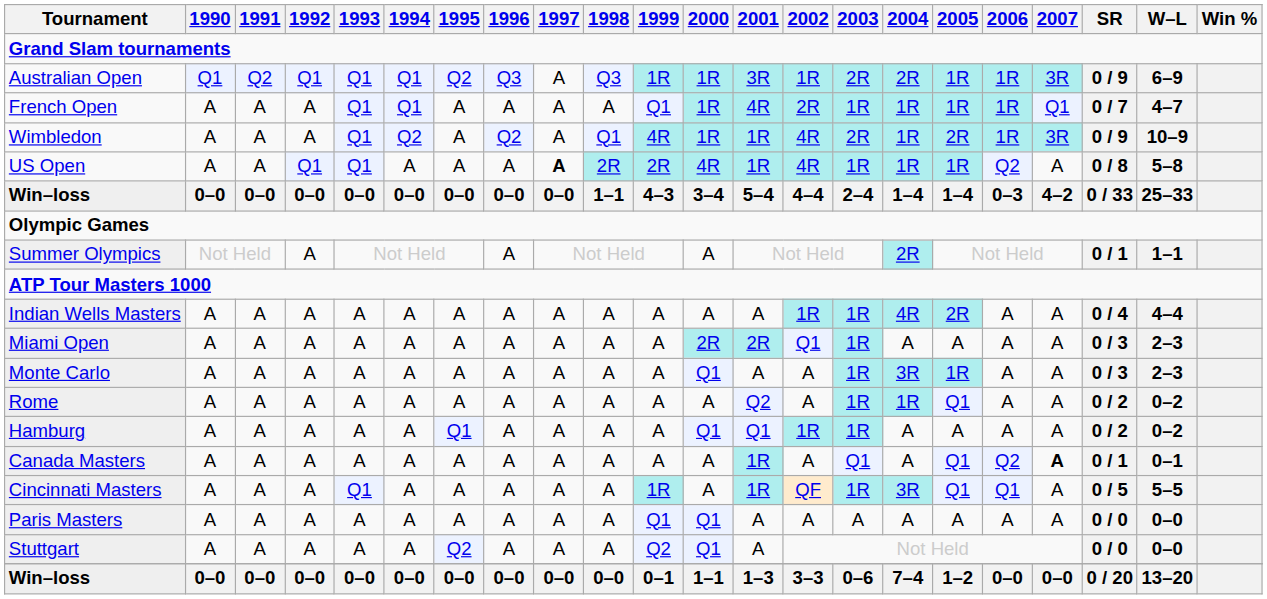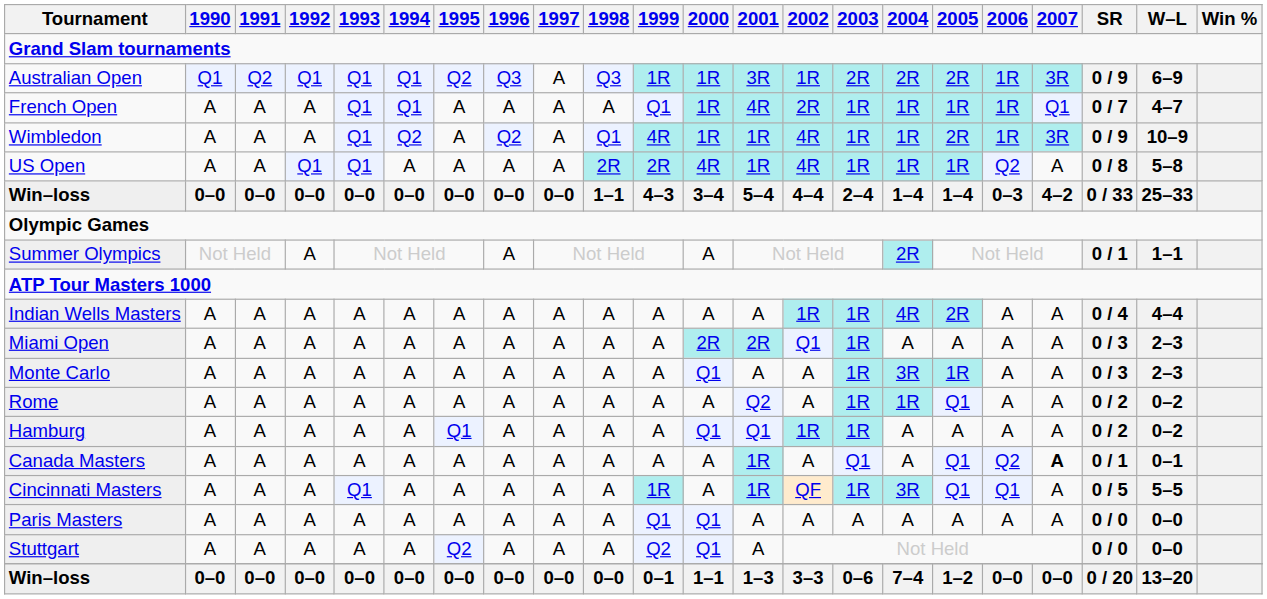(958, 78) 1R -> (958, 78) 2R
(858, 136) 2R -> (858, 136) 1R
(559, 166) bold -> (559, 166) normal
